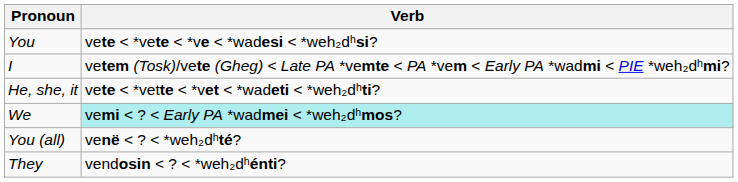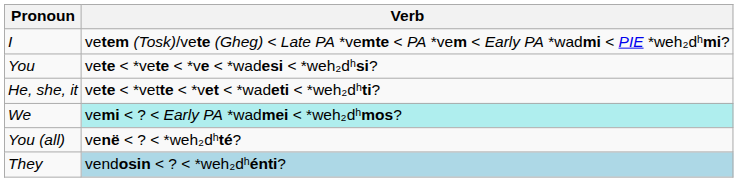rows swapped: (10, 66) <-> (21, 41)
(186, 164) no background -> (186, 164) lightblue background
